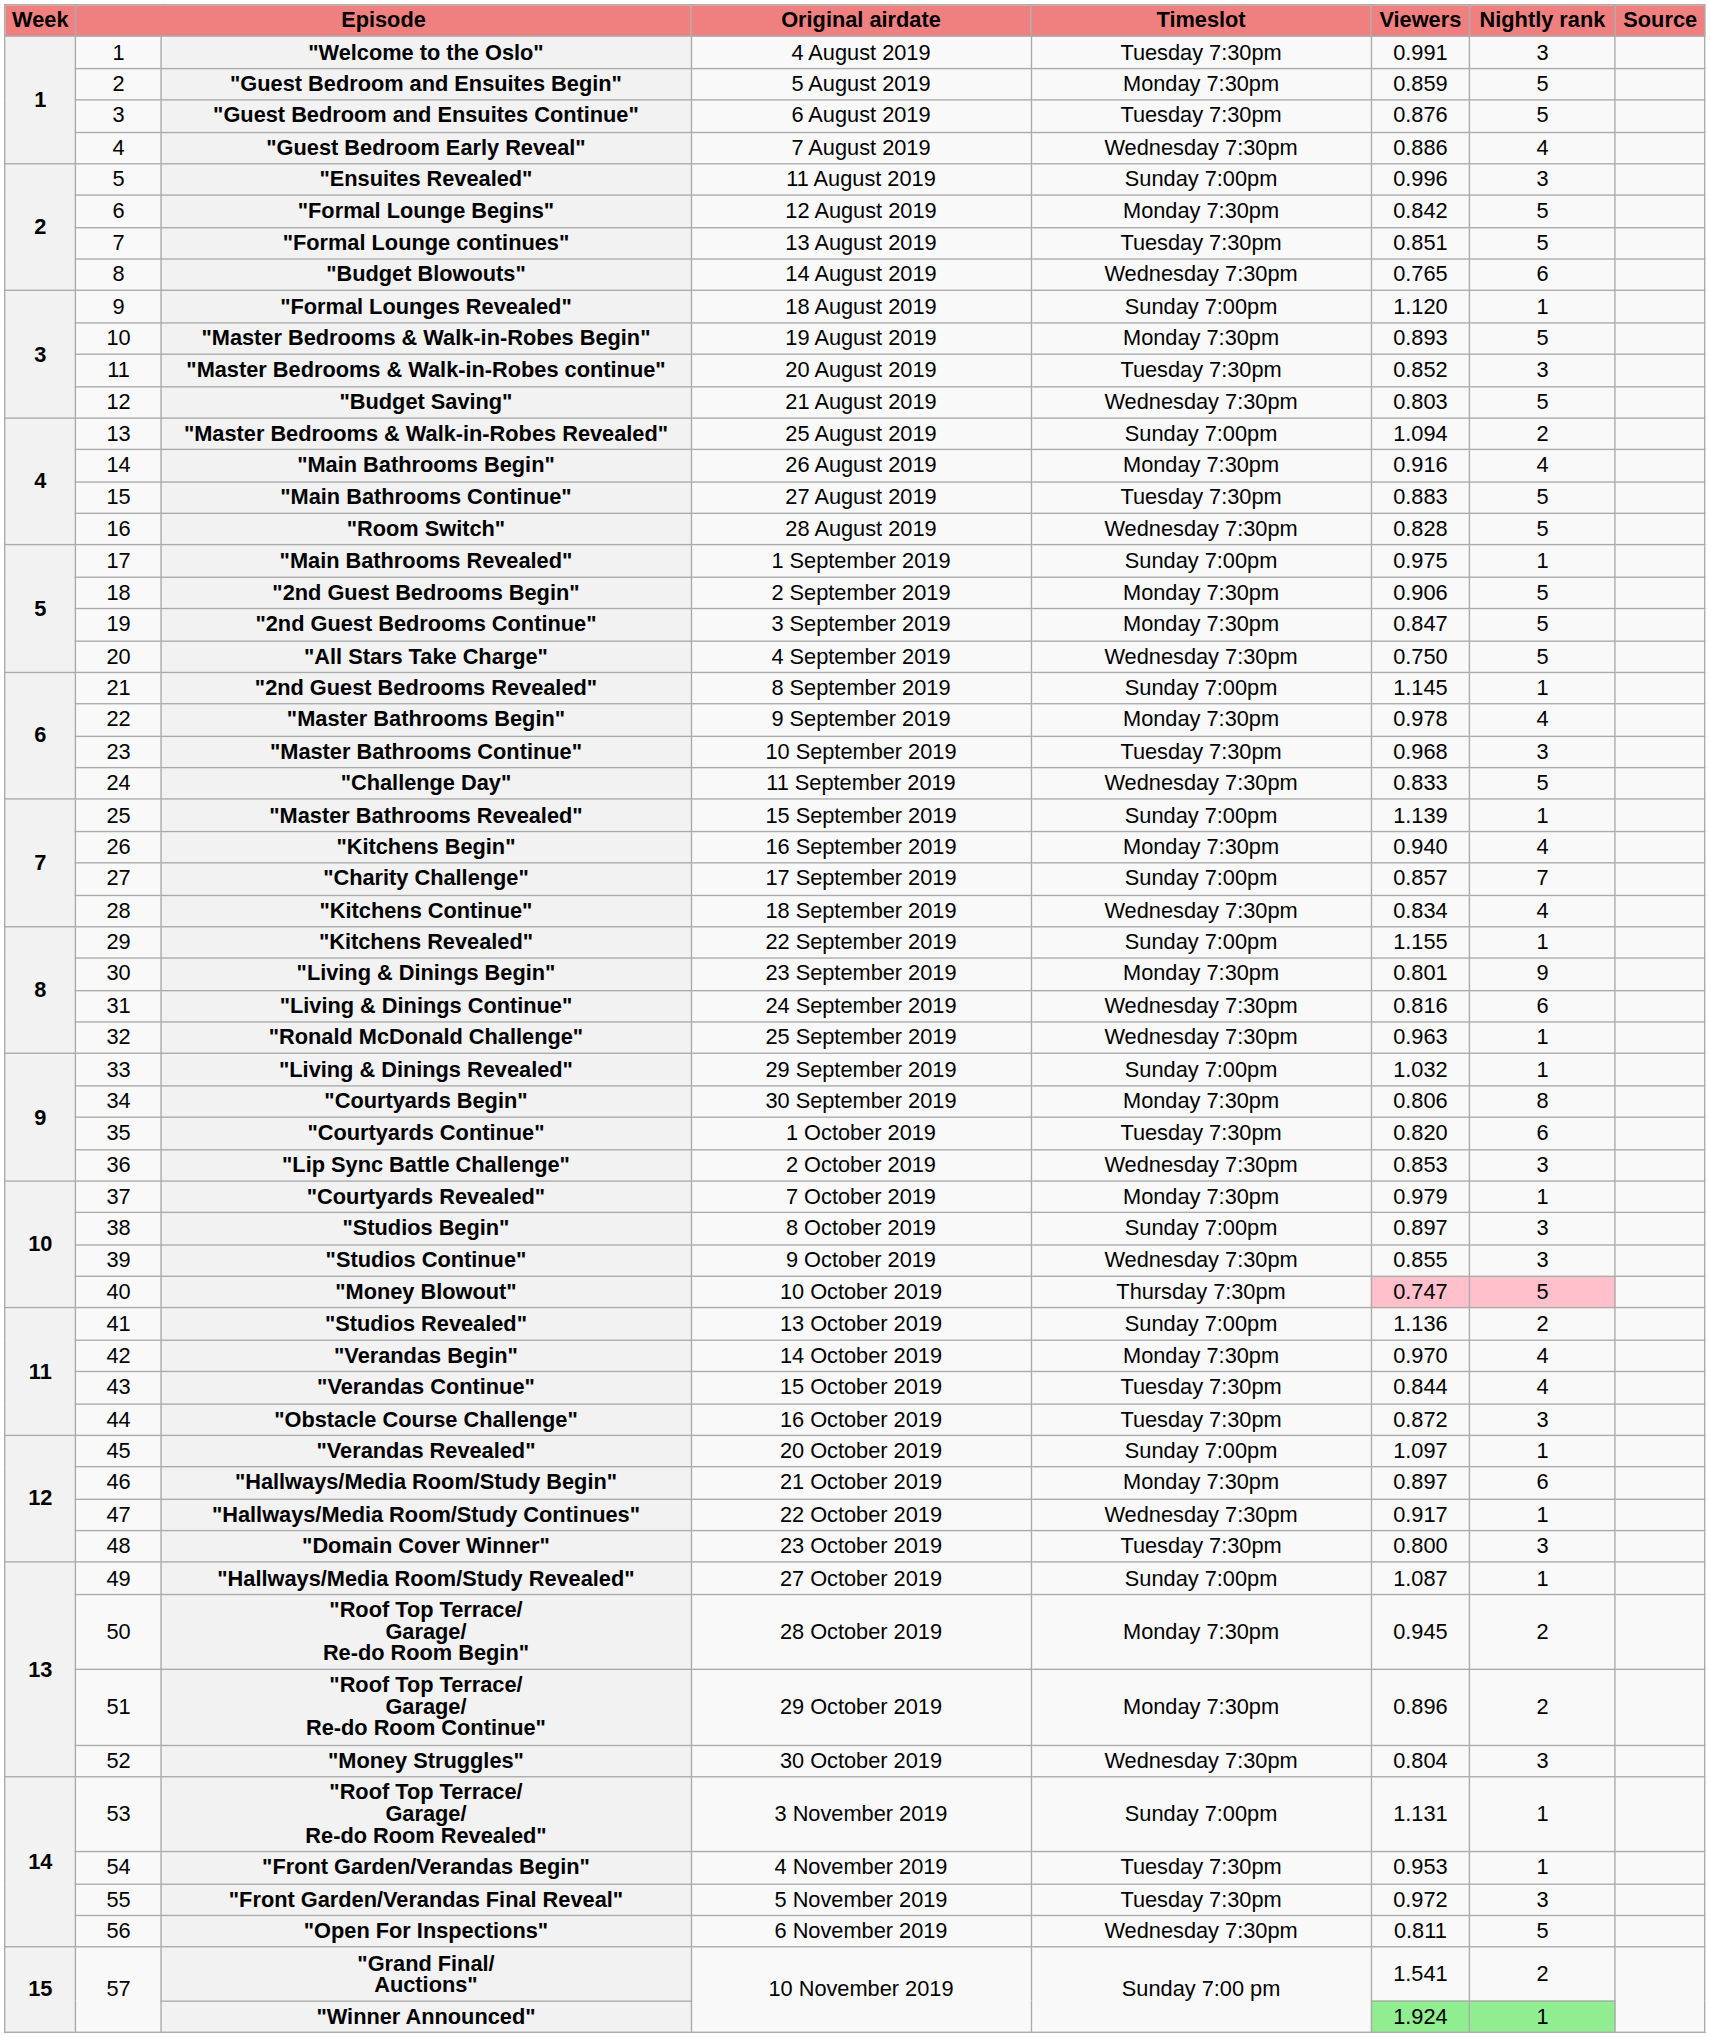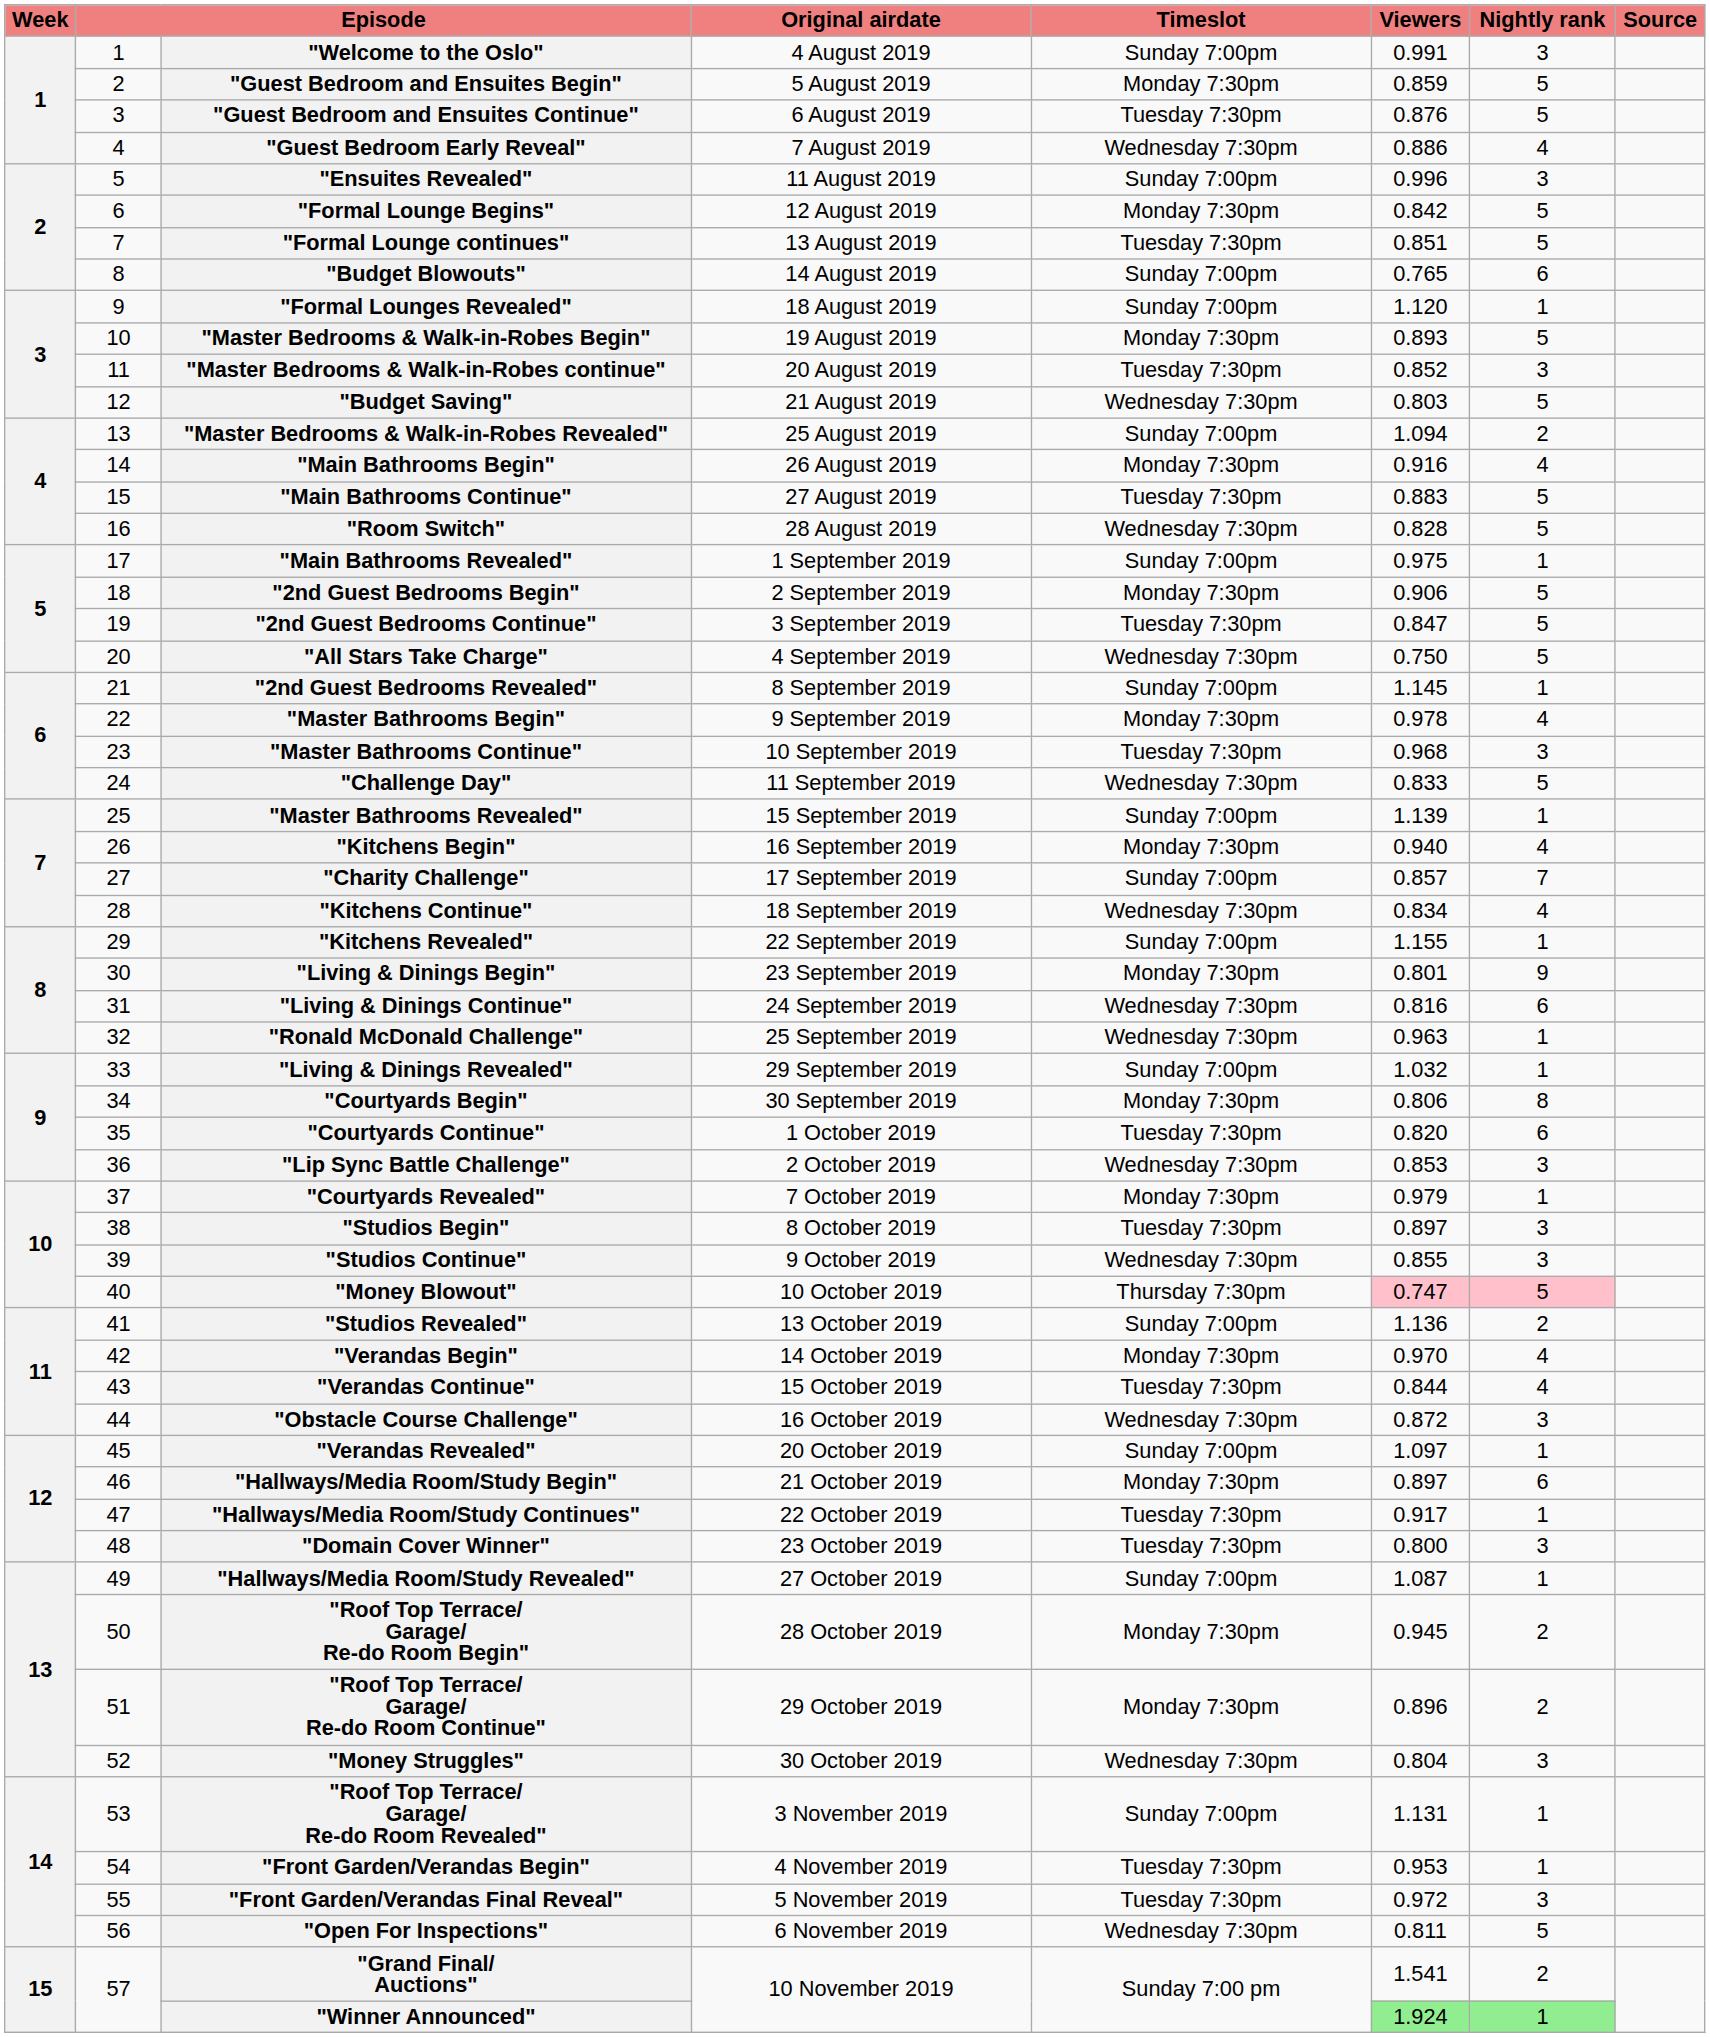(1201, 52) Tuesday 7:30pm -> (1201, 52) Sunday 7:00pm
(1201, 274) Wednesday 7:30pm -> (1201, 274) Sunday 7:00pm
(1201, 624) Monday 7:30pm -> (1201, 624) Tuesday 7:30pm
(1201, 1228) Sunday 7:00pm -> (1201, 1228) Tuesday 7:30pm
(1201, 1419) Tuesday 7:30pm -> (1201, 1419) Wednesday 7:30pm
(1201, 1514) Wednesday 7:30pm -> (1201, 1514) Tuesday 7:30pm
